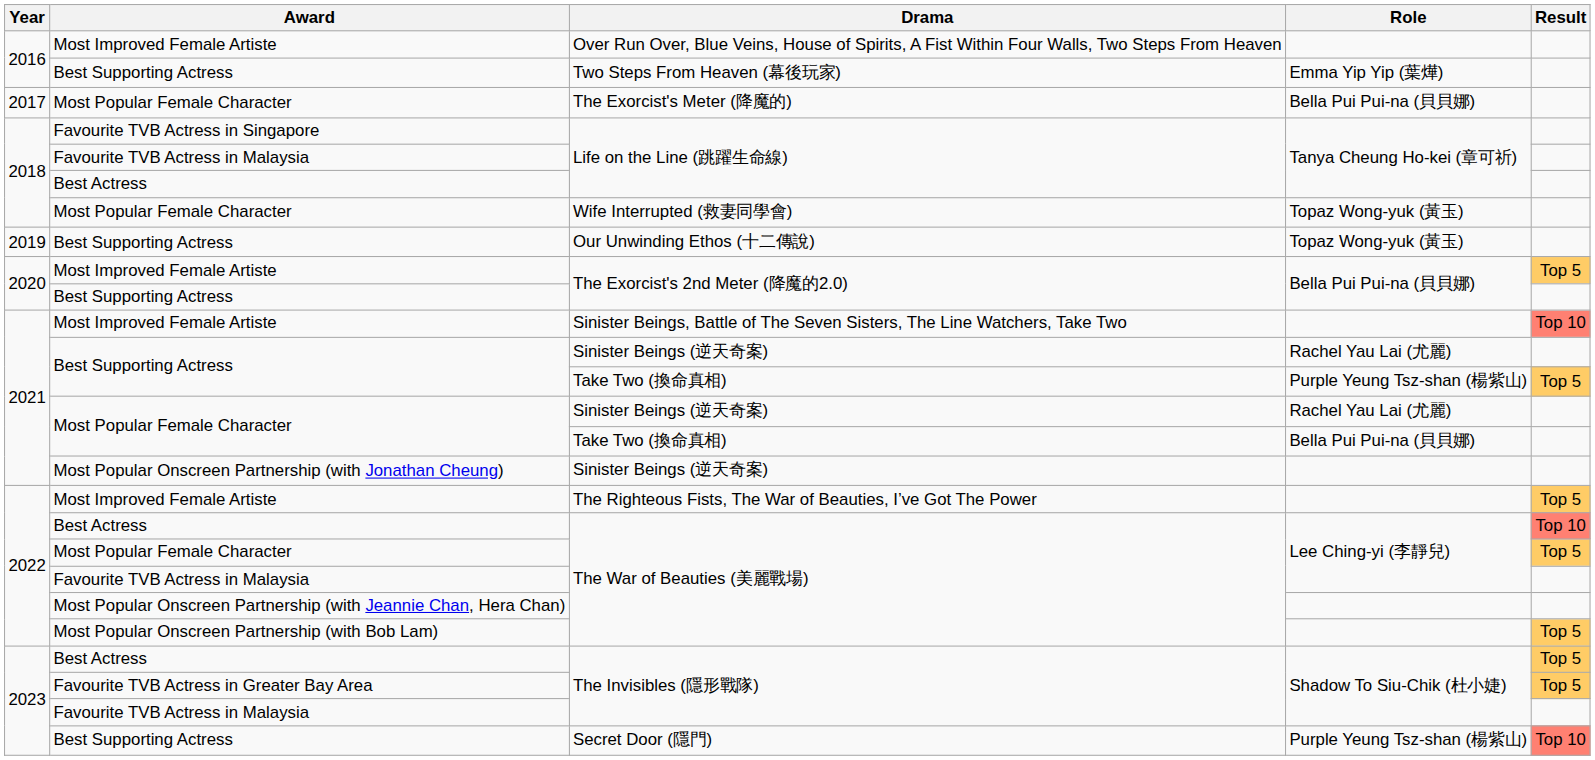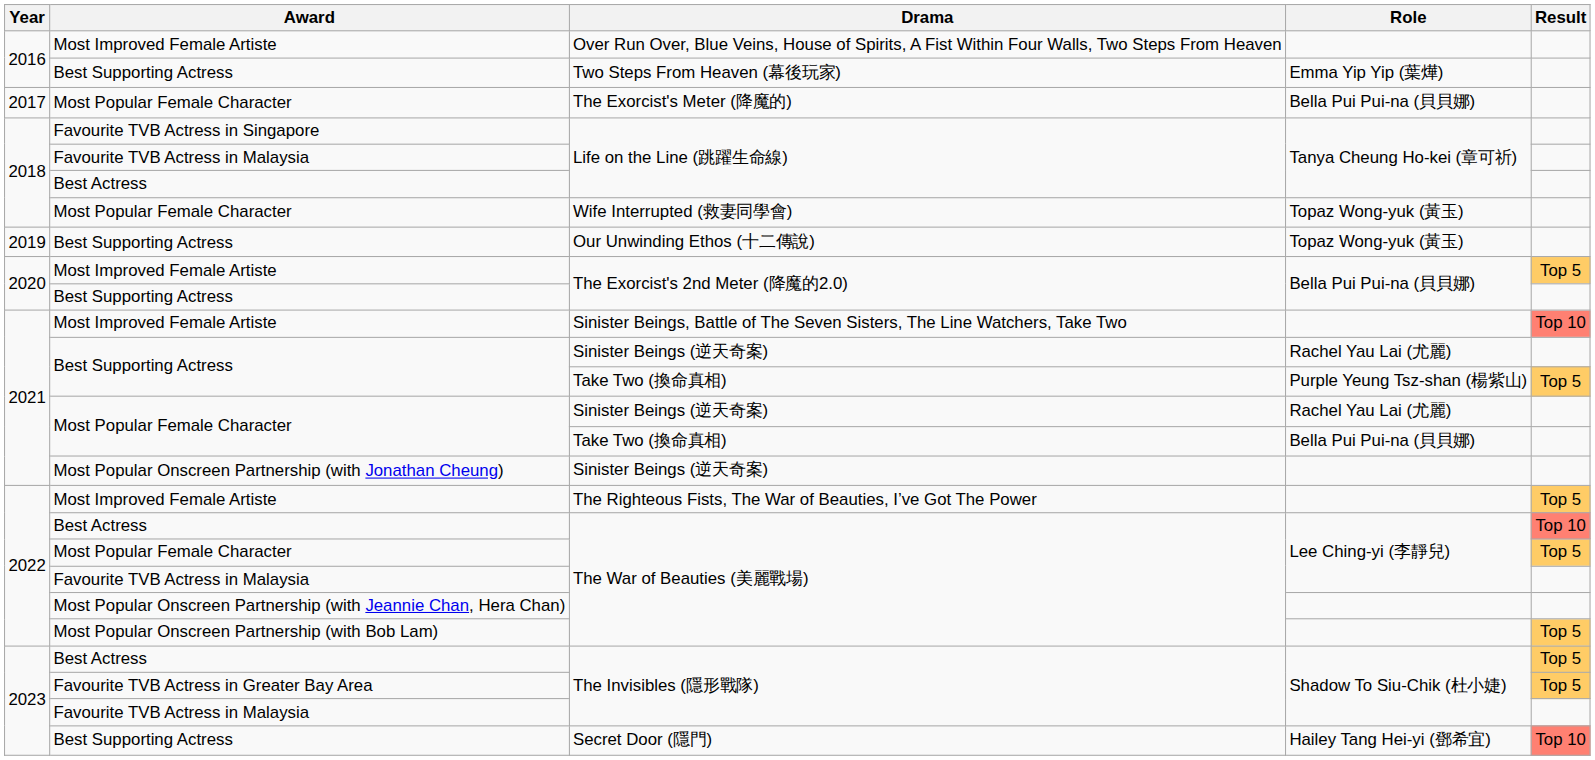(1408, 739) Purple Yeung Tsz-shan (楊紫山) -> (1390, 739) Hailey Tang Hei-yi (鄧希宜)
